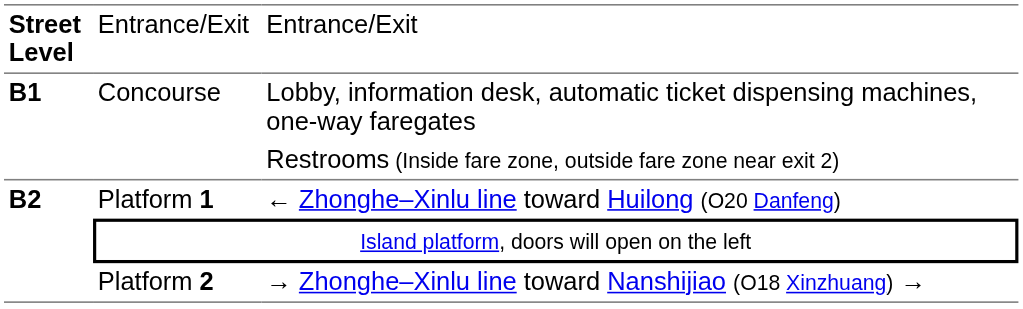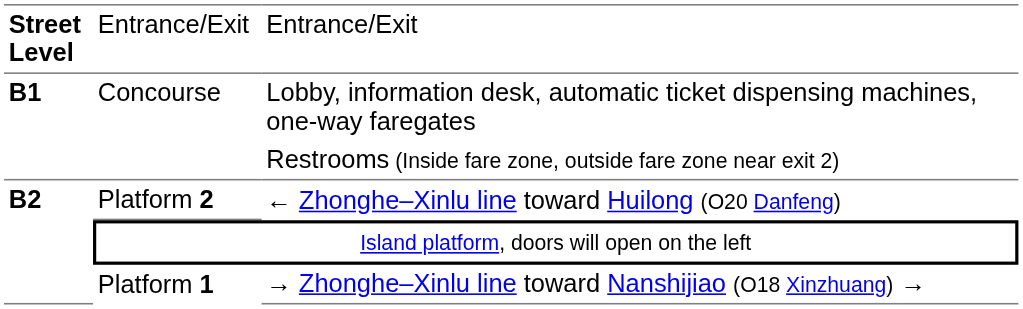(156, 199) Platform 1 -> (156, 199) Platform 2
(156, 281) Platform 2 -> (156, 284) Platform 1
